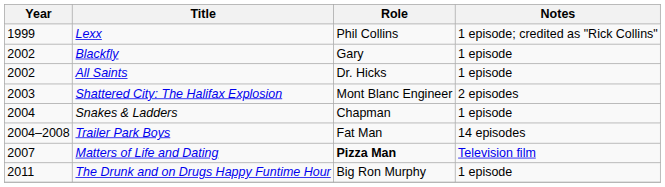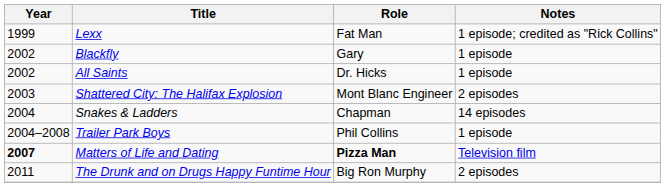(367, 34) Phil Collins -> (359, 34) Fat Man
(485, 113) 1 episode -> (492, 113) 14 episodes
(359, 133) Fat Man -> (367, 133) Phil Collins
(492, 133) 14 episodes -> (485, 133) 1 episode
(21, 152) normal -> (21, 152) bold
(485, 172) 1 episode -> (488, 172) 2 episodes
